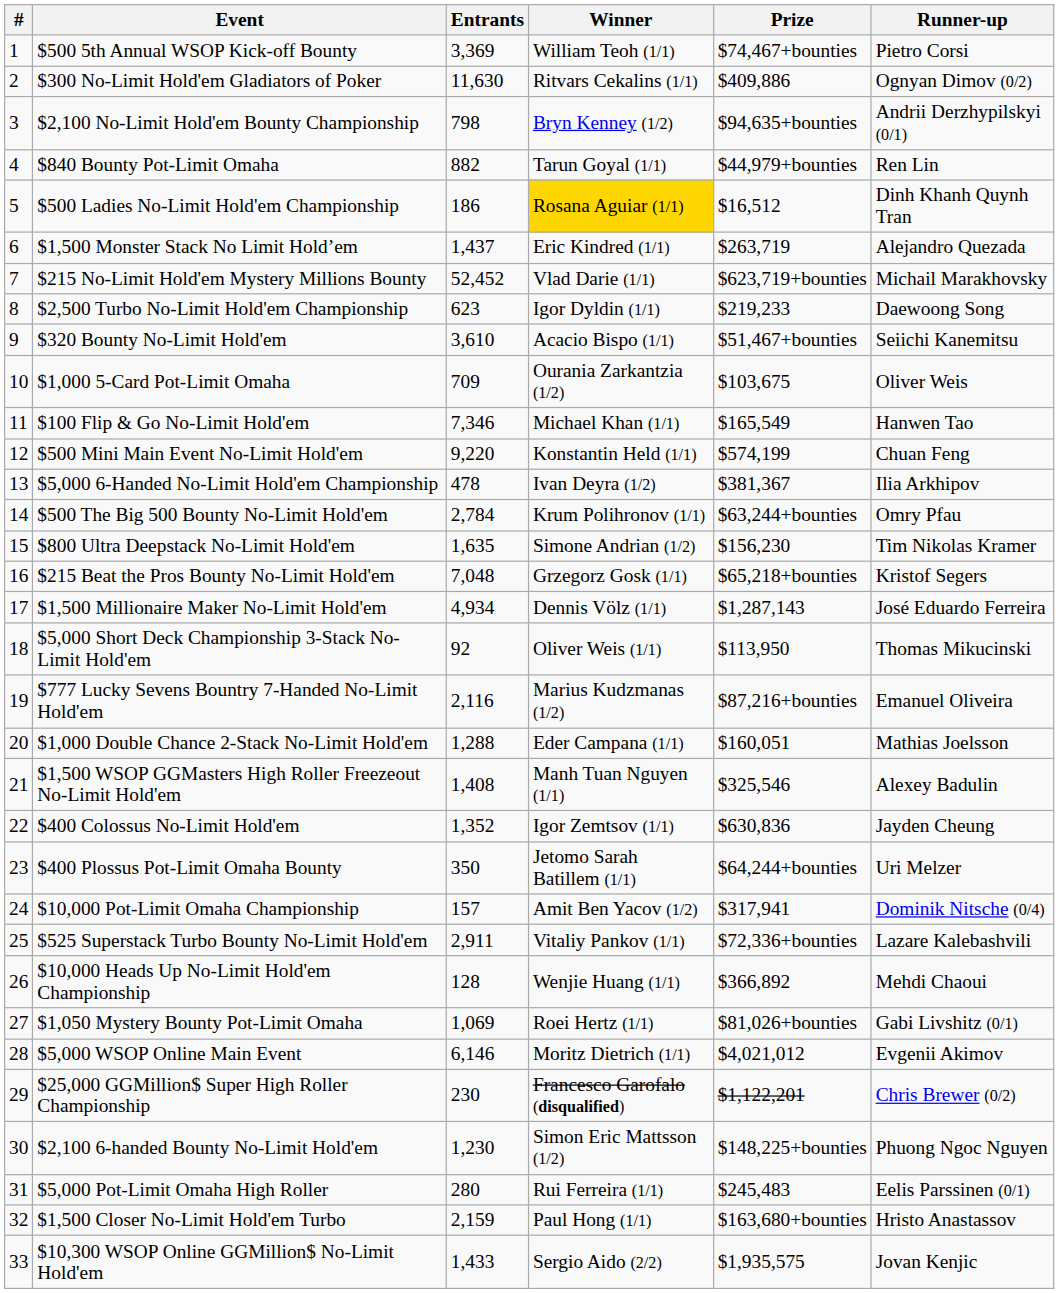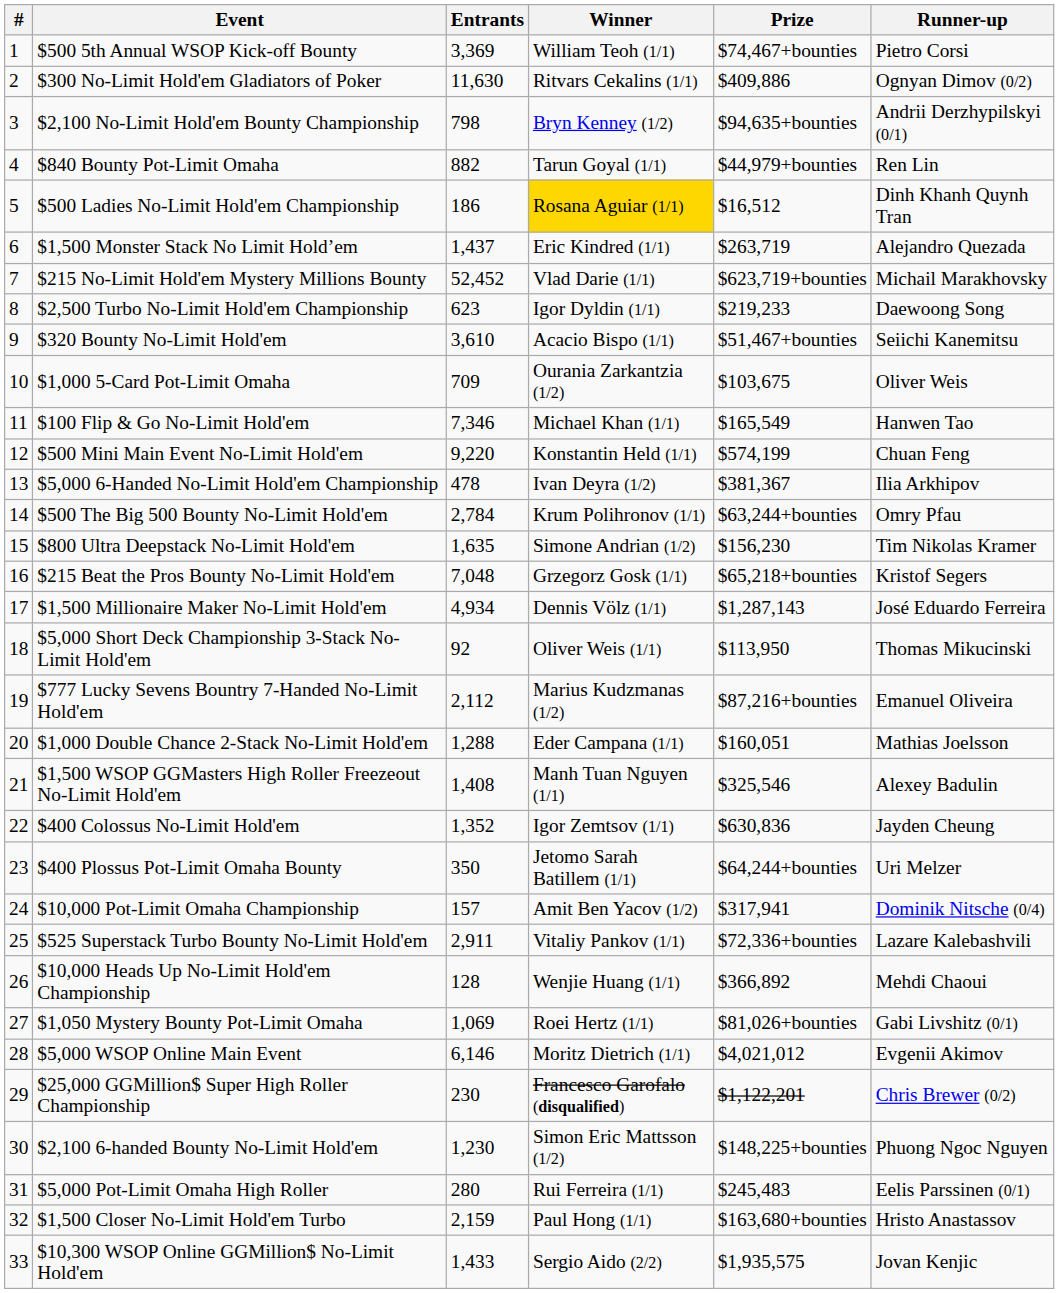(472, 701) 2,116 -> (472, 701) 2,112
